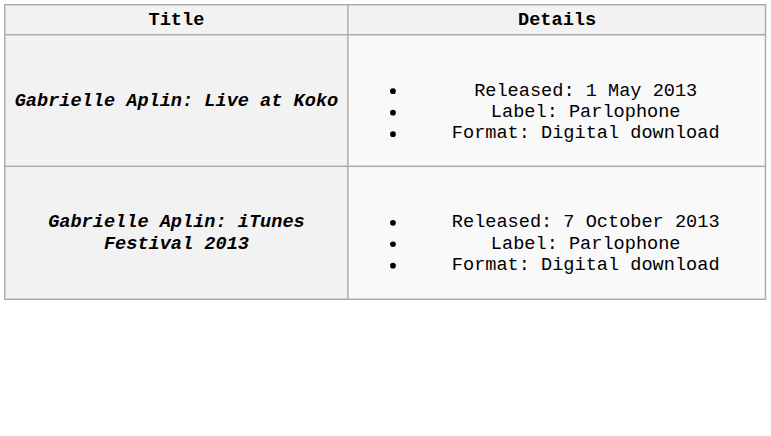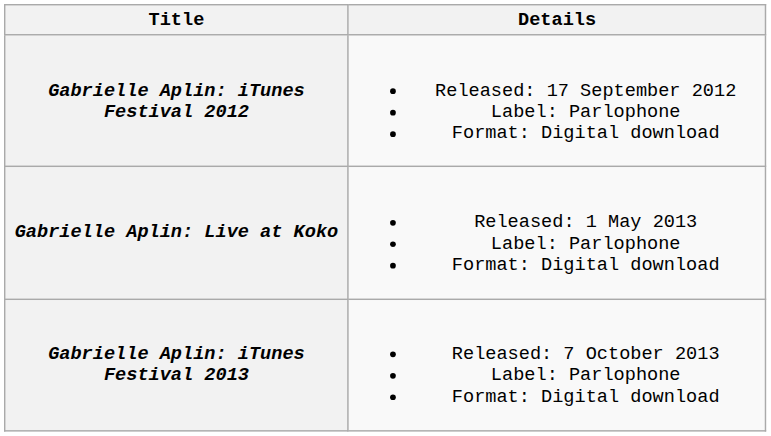+ row: (176, 101)
